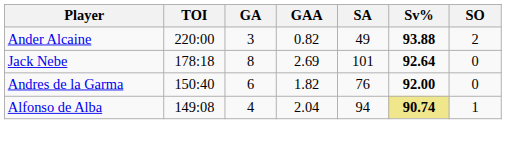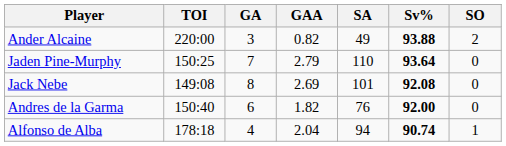+ row: (64, 61)
(194, 61) 178:18 -> (194, 84) 149:08
(419, 61) 92.64 -> (419, 84) 92.08
(194, 107) 149:08 -> (194, 130) 178:18
(419, 107) khaki background -> (419, 130) no background
